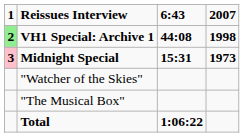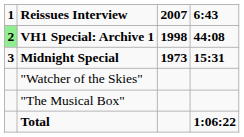columns swapped: (223, 15) <-> (173, 15)
(11, 57) pink background -> (11, 57) no background
